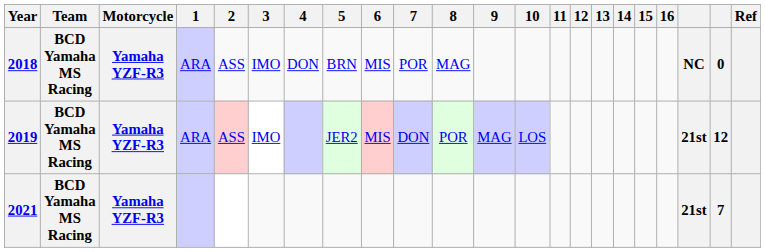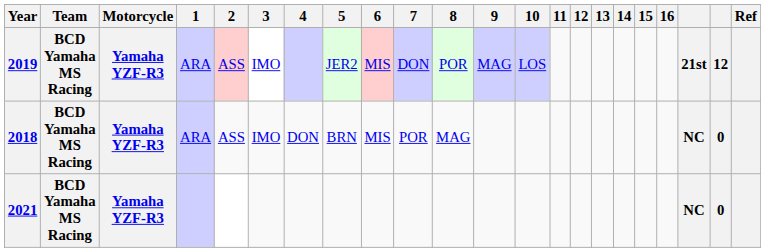rows swapped: (23, 64) <-> (23, 137)
(694, 210) 21st -> (694, 210) NC
(721, 210) 7 -> (721, 210) 0
